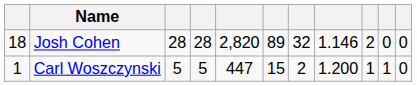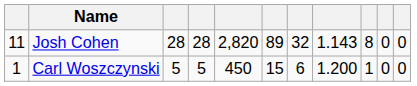(17, 42) 18 -> (17, 42) 11
(338, 42) 1.146 -> (337, 42) 1.143
(370, 42) 2 -> (369, 42) 8
(239, 68) 447 -> (238, 68) 450
(301, 68) 2 -> (300, 68) 6
(387, 68) 1 -> (386, 68) 0
